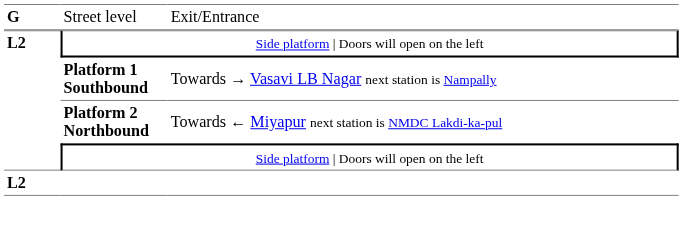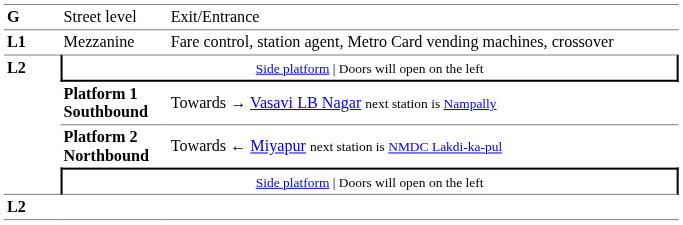+ row: (99, 42)
